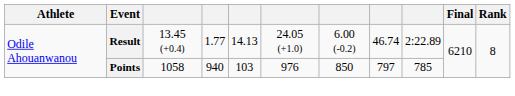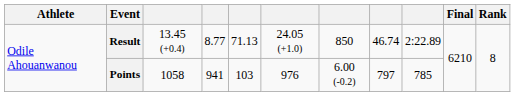(215, 41) 1.77 -> (215, 41) 8.77
(244, 41) 14.13 -> (244, 41) 71.13
(344, 41) 6.00 (-0.2) -> (344, 41) 850
(215, 68) 940 -> (215, 75) 941
(344, 68) 850 -> (344, 75) 6.00 (-0.2)
